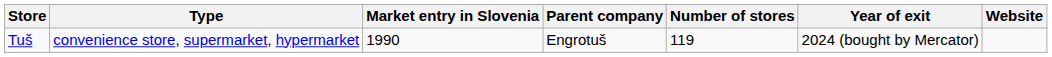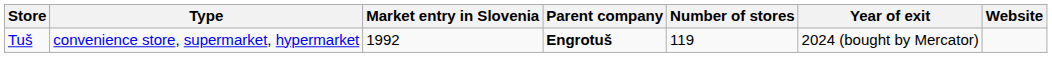(383, 40) 1990 -> (383, 40) 1992
(576, 40) normal -> (579, 40) bold
